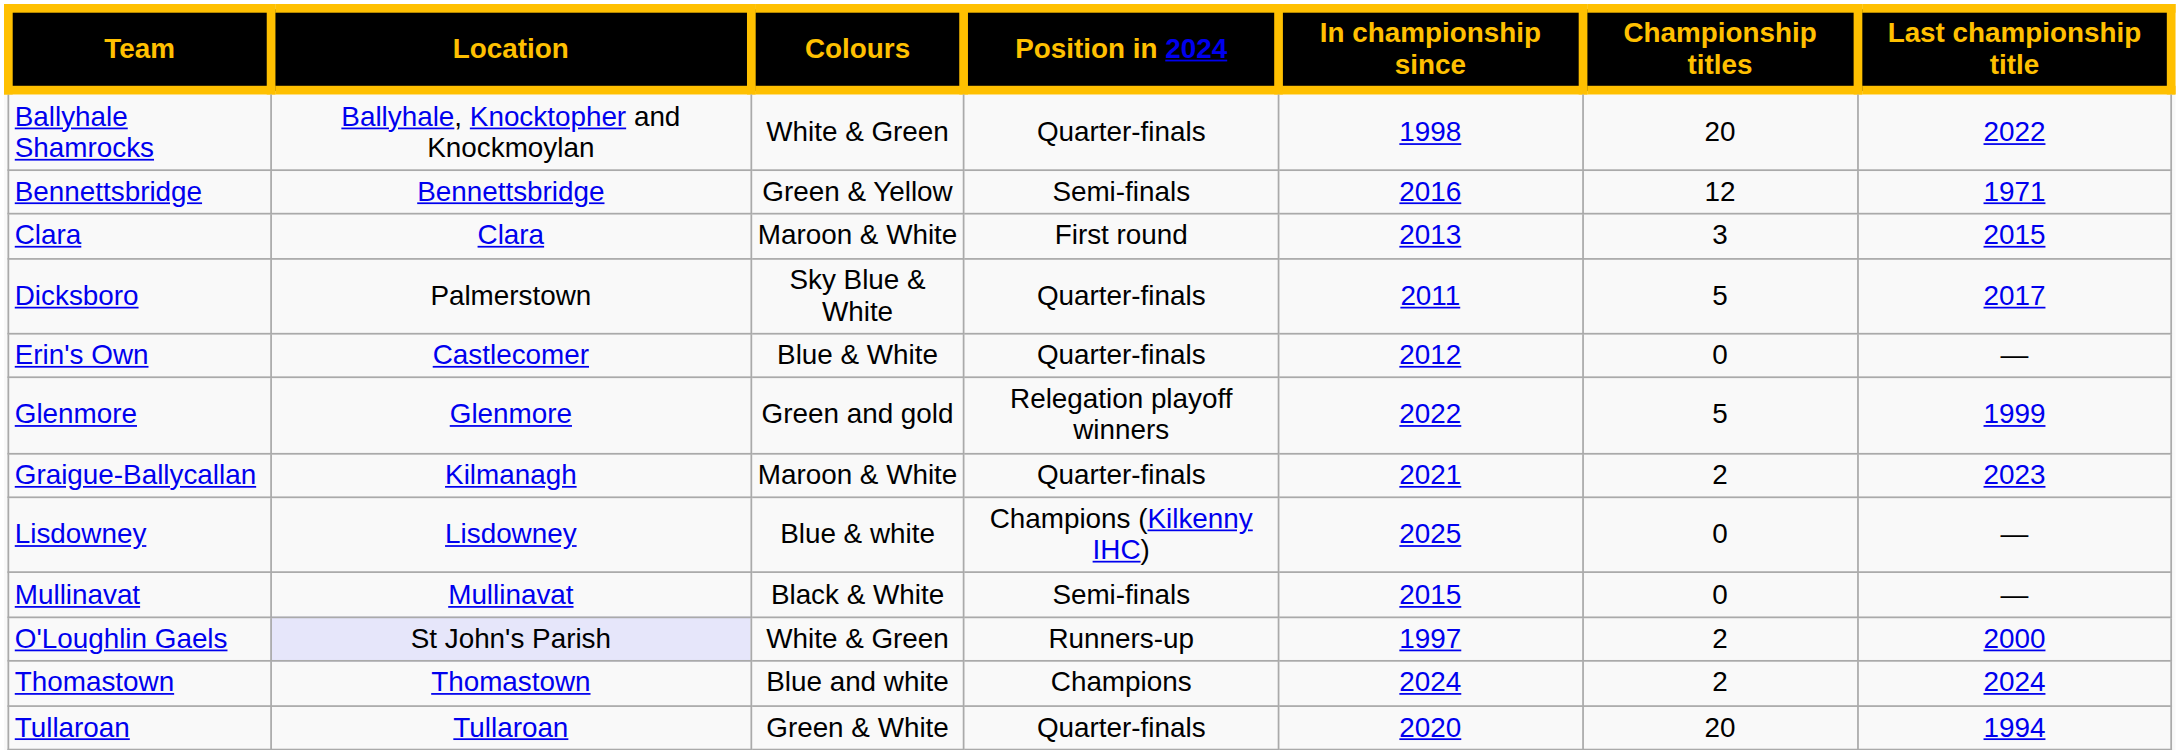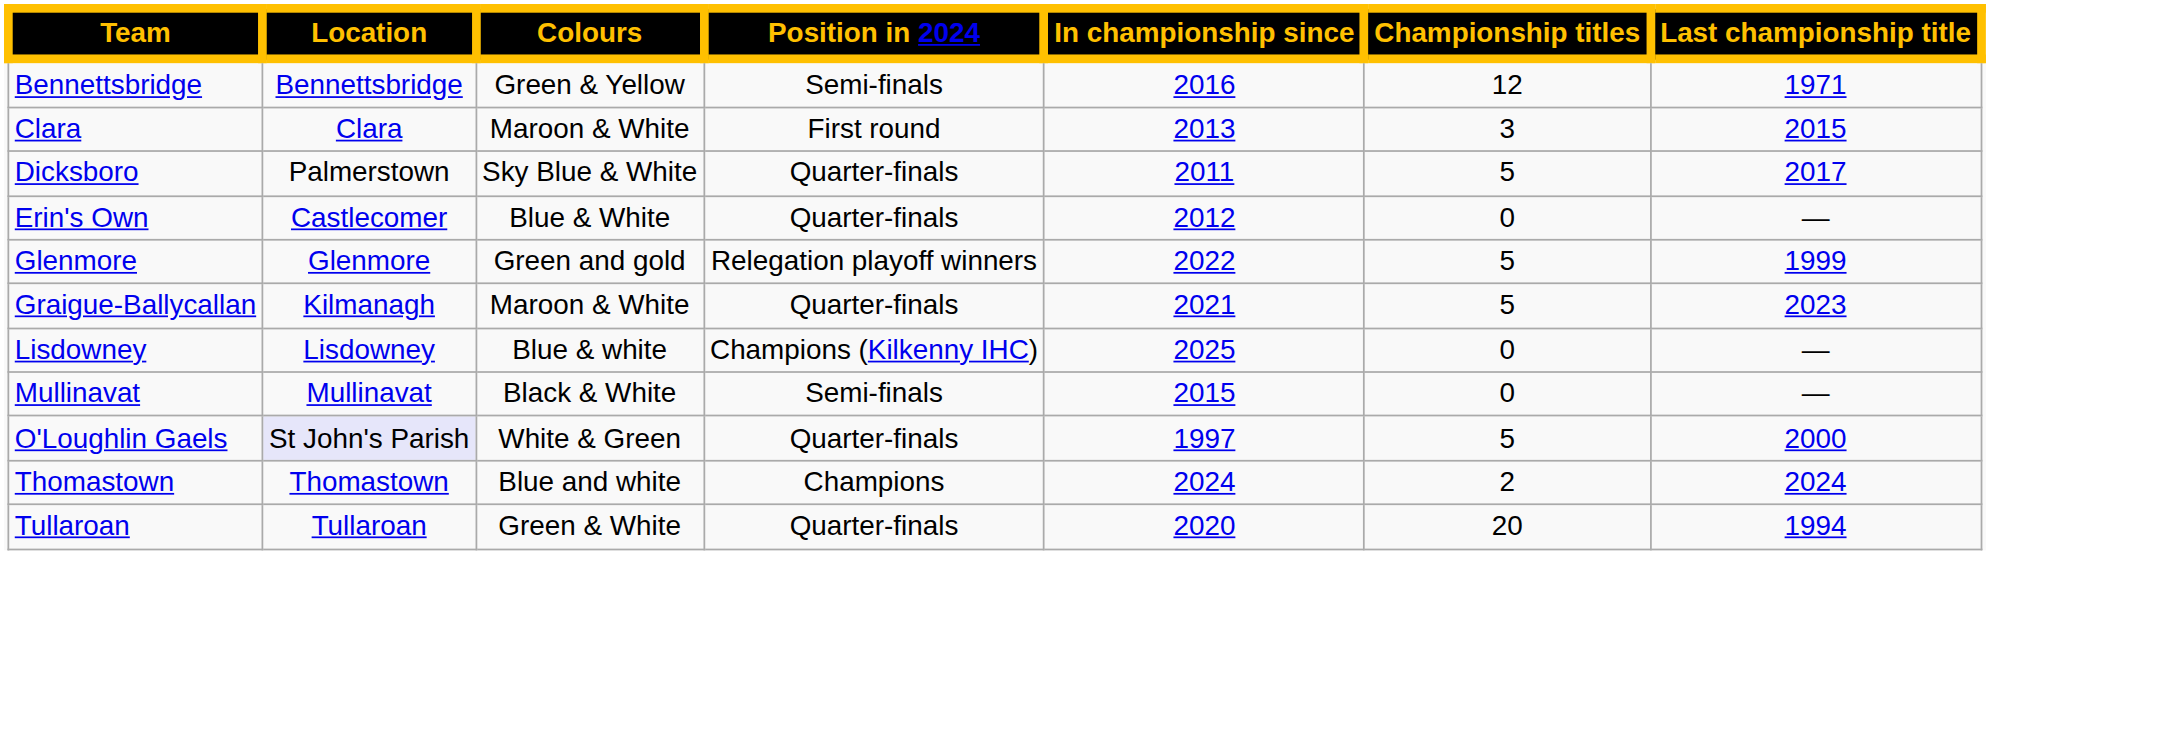- row: (84, 131)
(1720, 474) 2 -> (1507, 305) 5
(1121, 638) Runners-up -> (874, 437) Quarter-finals
(1720, 638) 2 -> (1507, 437) 5
